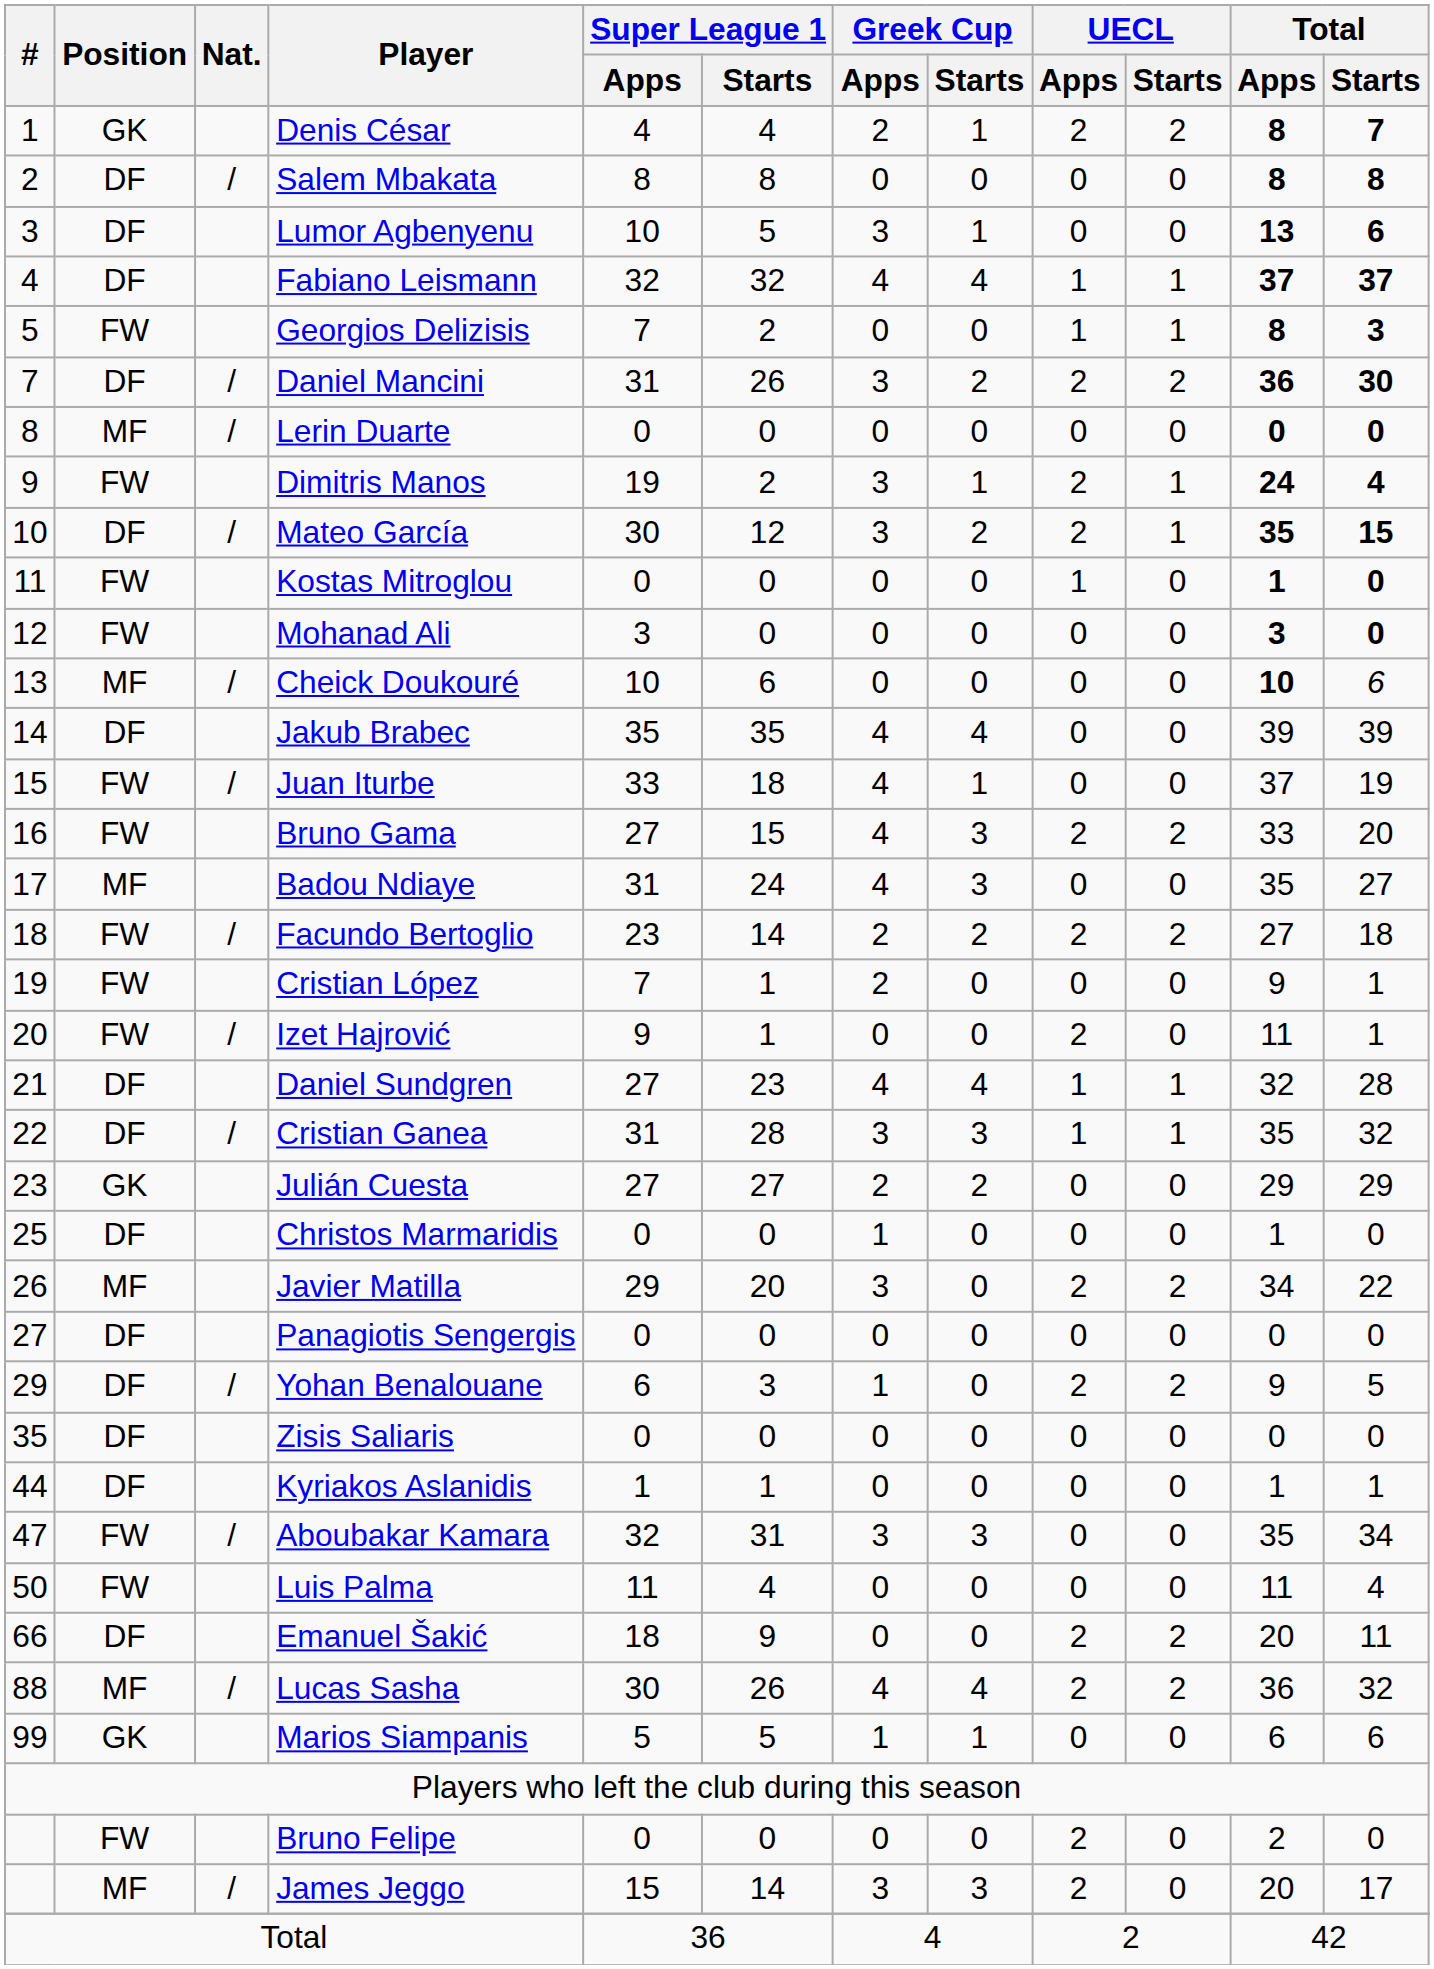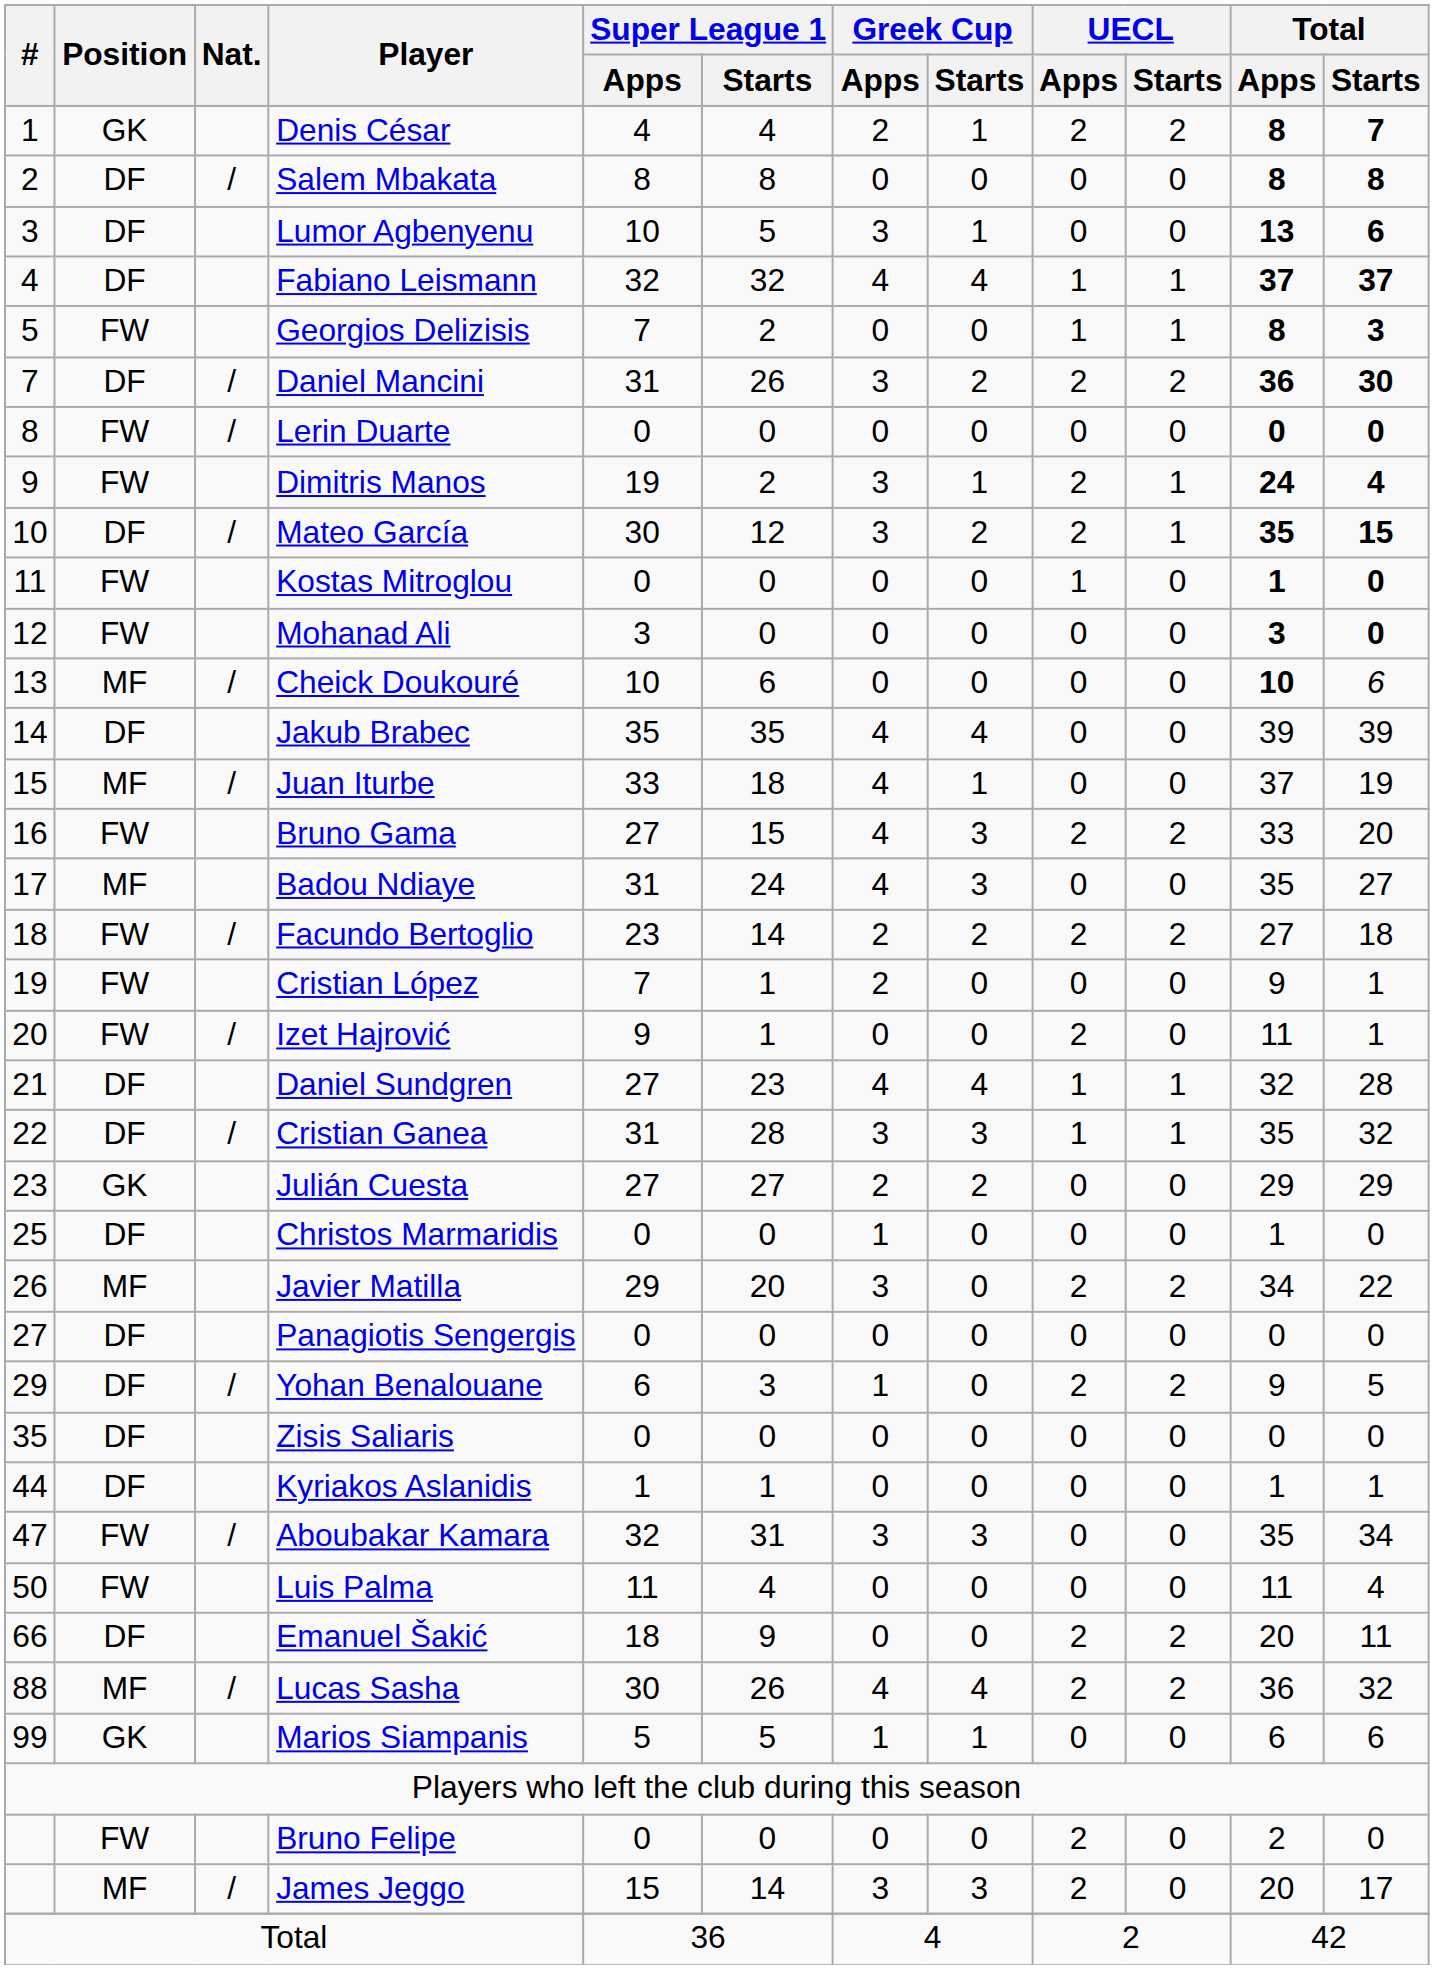(125, 431) MF -> (125, 431) FW
(125, 783) FW -> (125, 783) MF
